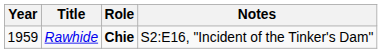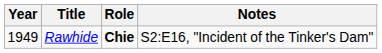(23, 37) 1959 -> (23, 37) 1949
